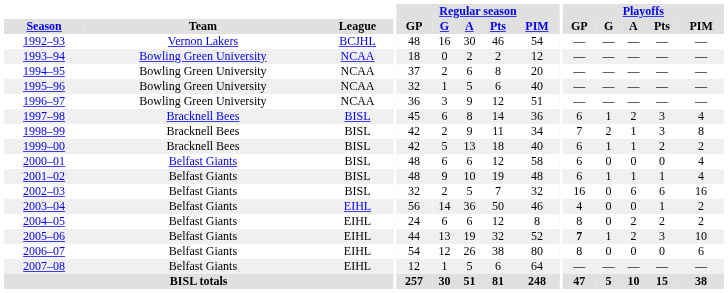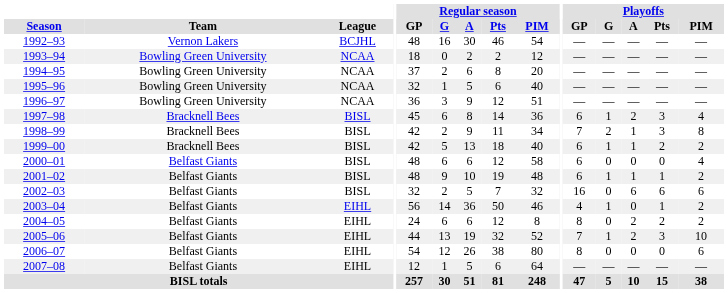(701, 176) 4 -> (701, 176) 2
(701, 191) 16 -> (701, 191) 6
(609, 206) 0 -> (609, 206) 1
(579, 236) bold -> (579, 236) normal
